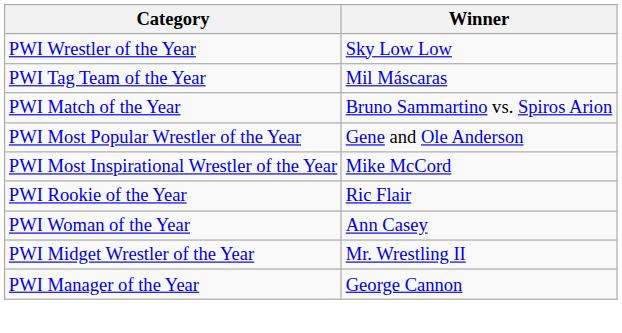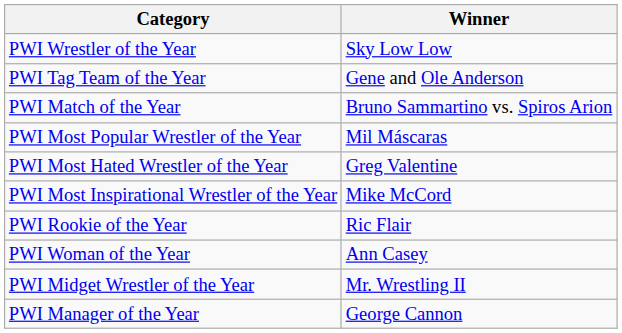(396, 78) Mil Máscaras -> (435, 78) Gene and Ole Anderson
(435, 136) Gene and Ole Anderson -> (396, 136) Mil Máscaras
+ row: (148, 166)
